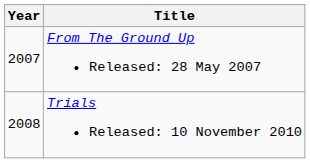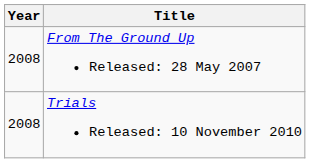(24, 59) 2007 -> (24, 59) 2008
